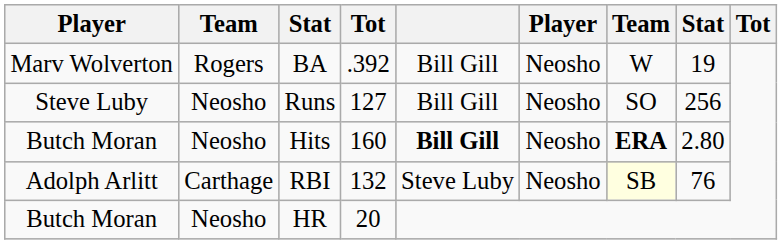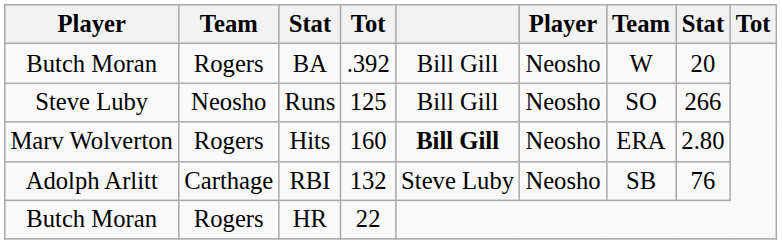(92, 63) Marv Wolverton -> (92, 63) Butch Moran
(703, 63) 19 -> (703, 63) 20
(368, 102) 127 -> (368, 102) 125
(703, 102) 256 -> (703, 102) 266
(92, 141) Butch Moran -> (92, 141) Marv Wolverton
(229, 141) Neosho -> (229, 141) Rogers
(641, 141) bold -> (641, 141) normal
(641, 180) lightyellow background -> (641, 180) no background
(229, 219) Neosho -> (229, 219) Rogers
(368, 219) 20 -> (368, 219) 22
